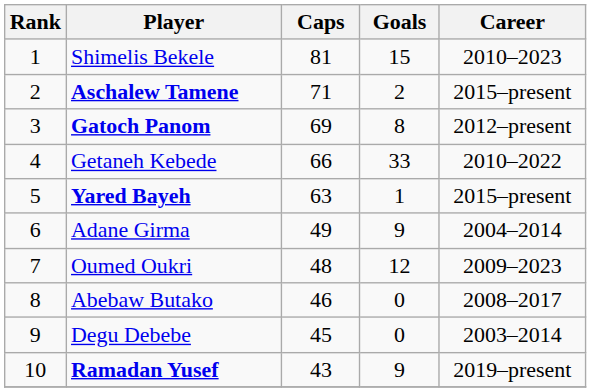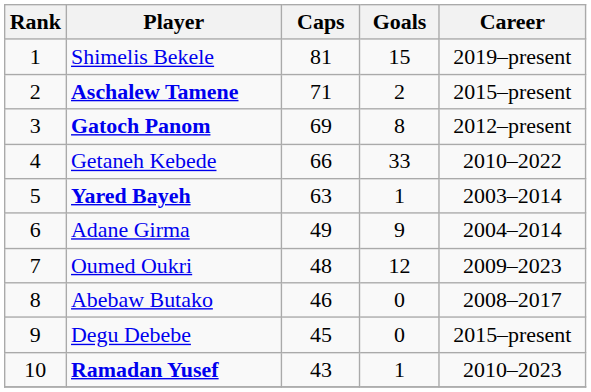(512, 56) 2010–2023 -> (512, 56) 2019–present
(512, 195) 2015–present -> (512, 195) 2003–2014
(512, 334) 2003–2014 -> (512, 334) 2015–present
(399, 369) 9 -> (399, 369) 1
(512, 369) 2019–present -> (512, 369) 2010–2023
